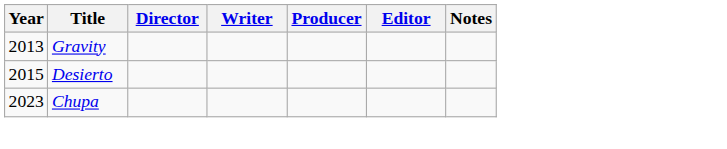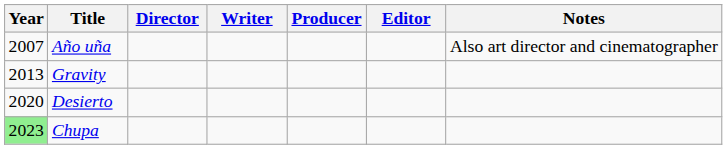+ row: (81, 46)
(26, 74) 2015 -> (26, 102) 2020
(26, 102) no background -> (26, 130) lightgreen background
